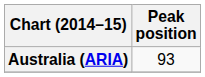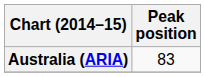(166, 59) 93 -> (166, 59) 83
